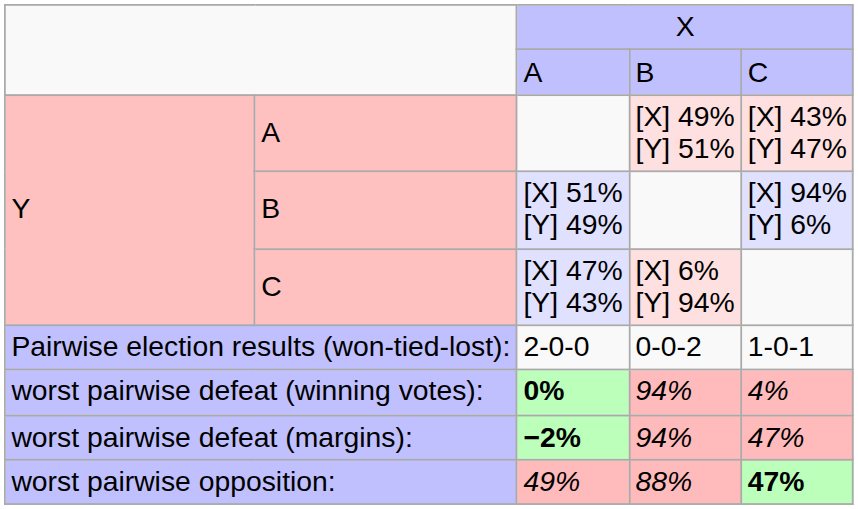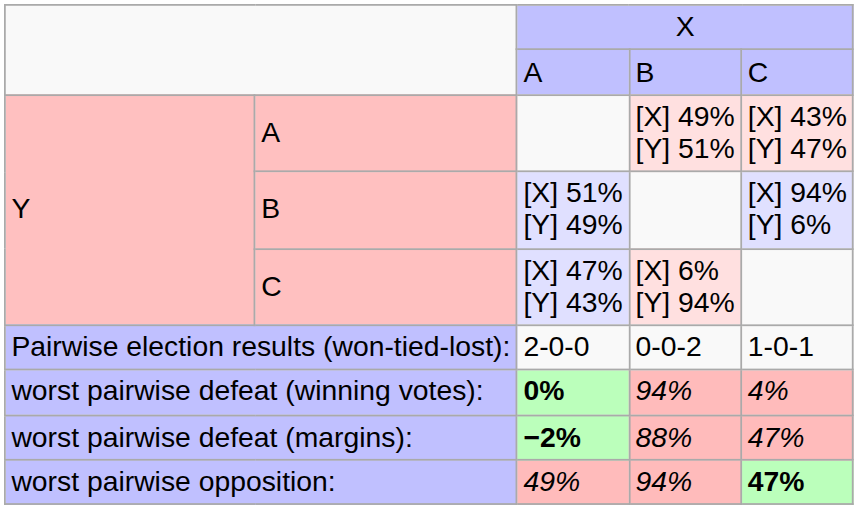(664, 436) 94% -> (664, 436) 88%
(664, 481) 88% -> (664, 481) 94%
